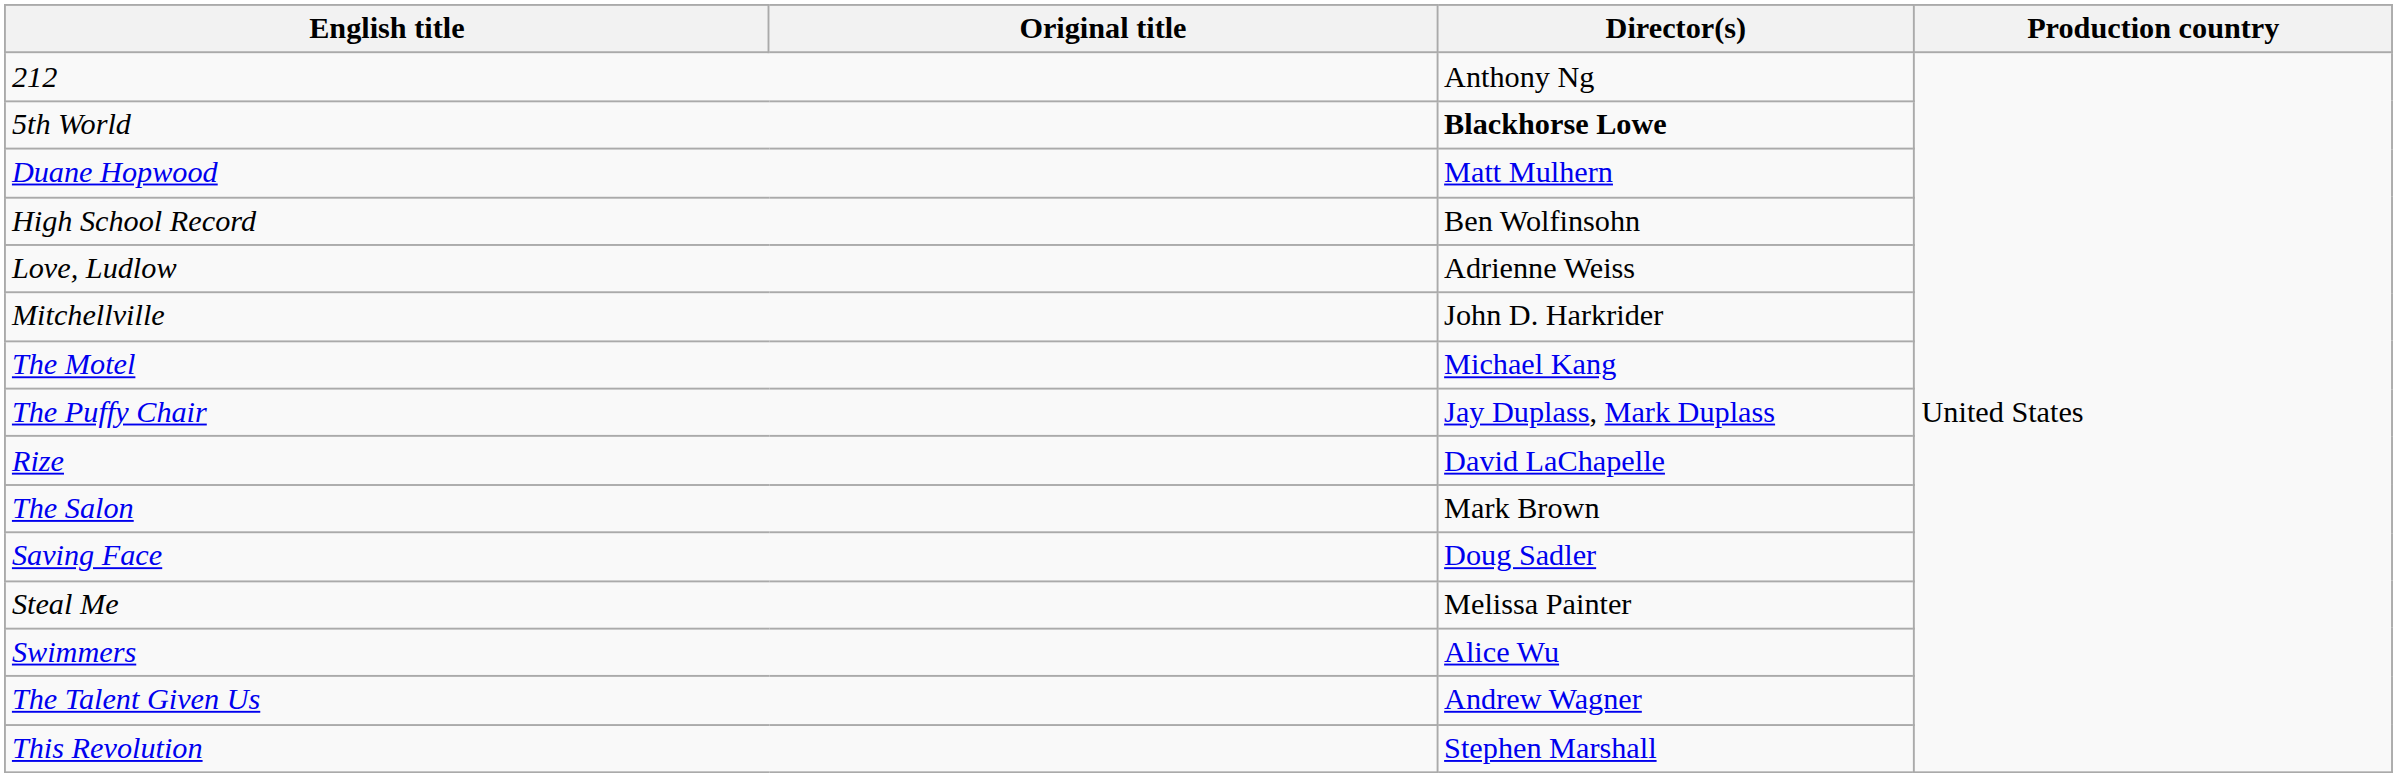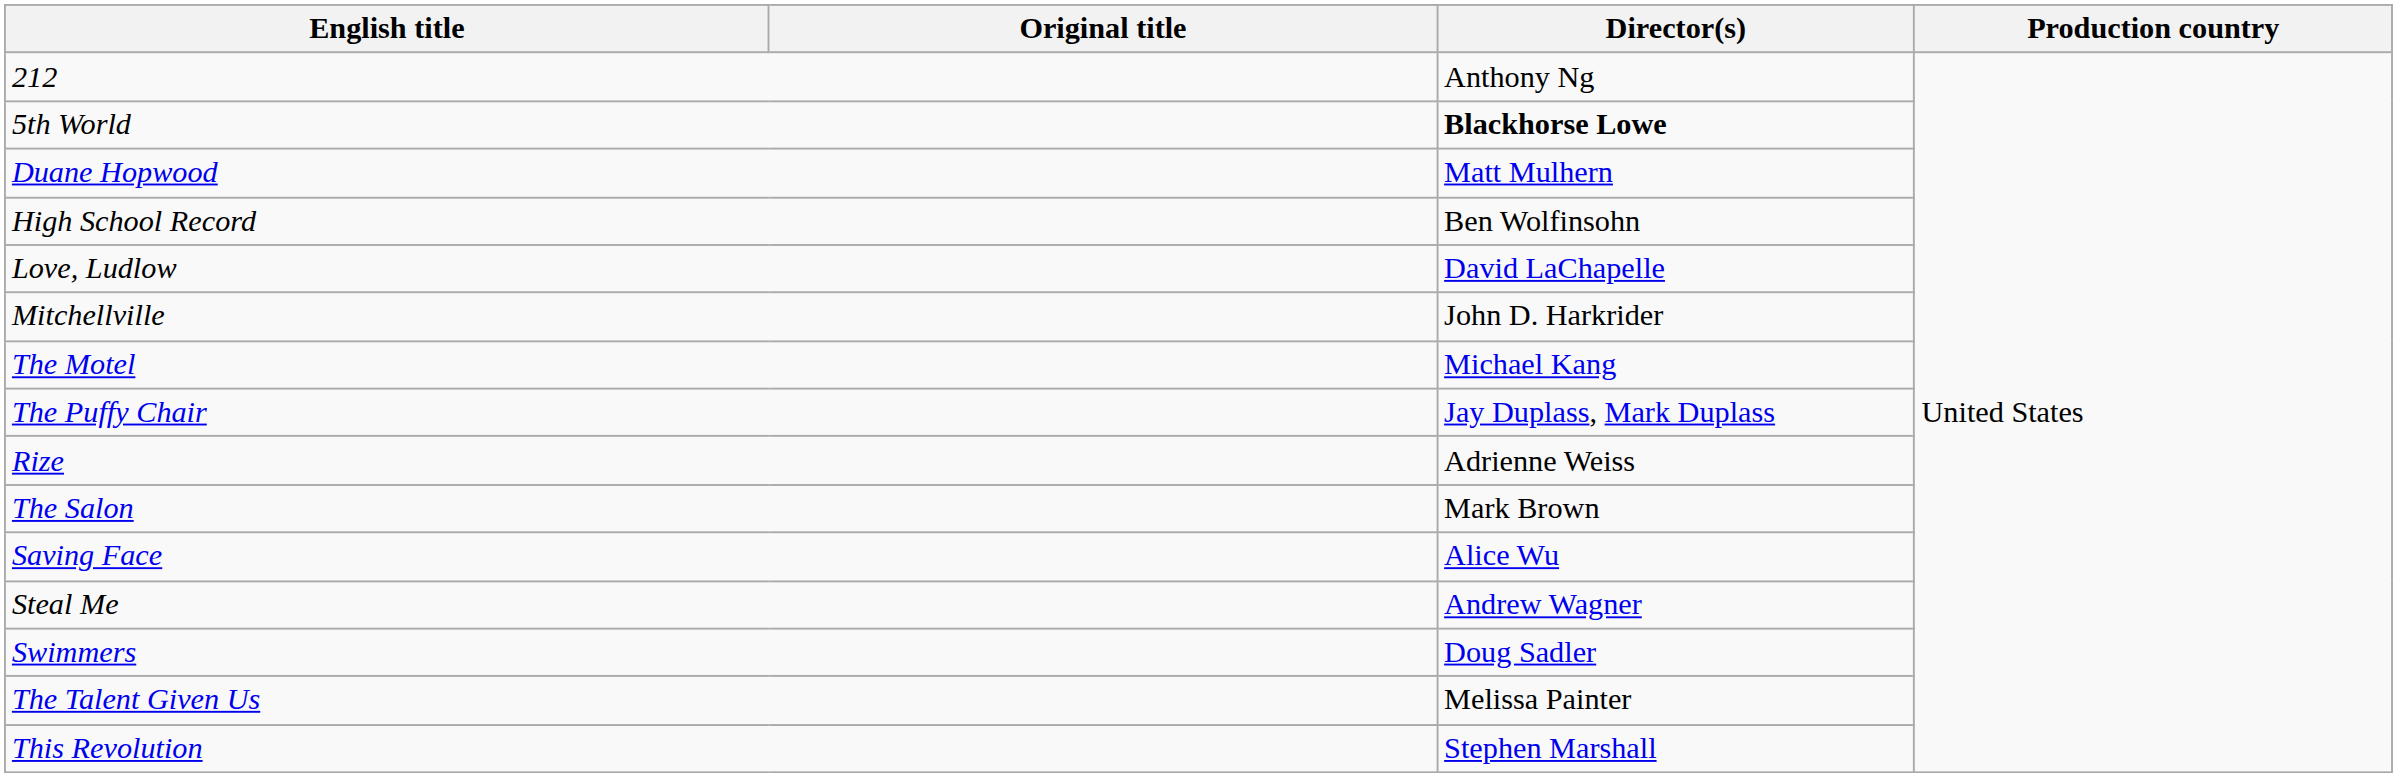(1540, 268) Adrienne Weiss -> (1555, 268) David LaChapelle
(1555, 460) David LaChapelle -> (1540, 460) Adrienne Weiss
(1520, 556) Doug Sadler -> (1502, 556) Alice Wu
(1538, 603) Melissa Painter -> (1543, 603) Andrew Wagner
(1502, 651) Alice Wu -> (1520, 651) Doug Sadler
(1543, 699) Andrew Wagner -> (1538, 699) Melissa Painter
